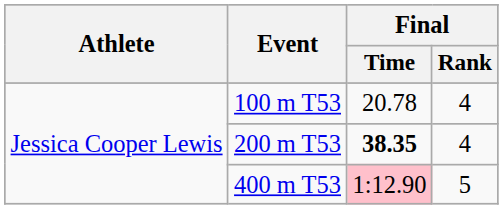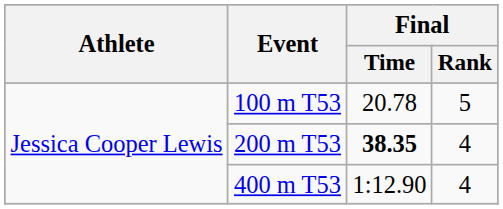(465, 103) 4 -> (465, 103) 5
(390, 184) pink background -> (390, 184) no background
(465, 184) 5 -> (465, 184) 4
